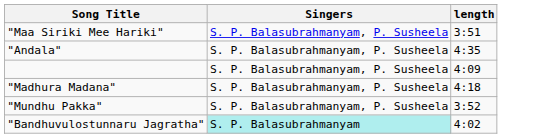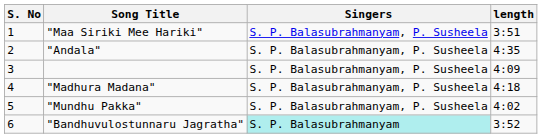+ column: (24, 14)
(467, 106) 3:52 -> (507, 106) 4:02
(467, 124) 4:02 -> (507, 124) 3:52
